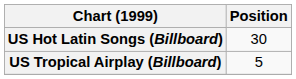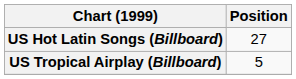(259, 39) 30 -> (259, 39) 27
